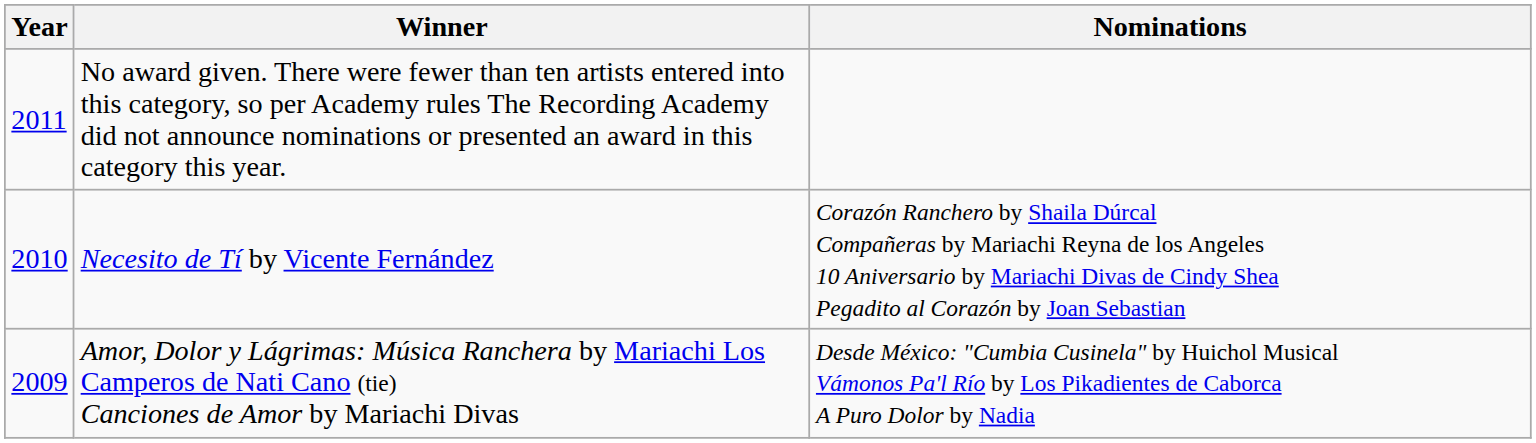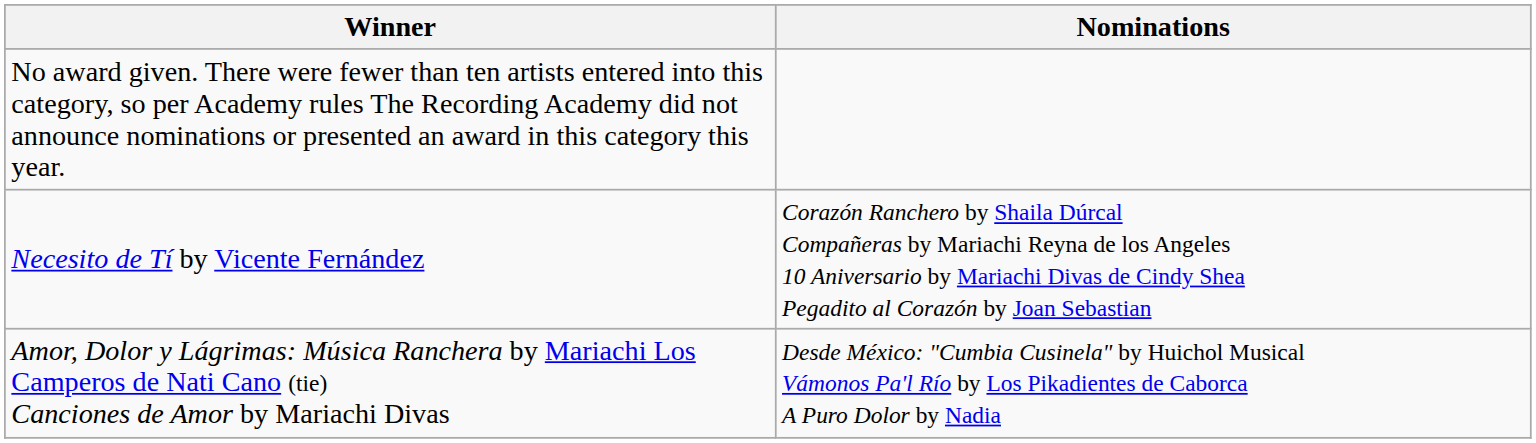- column: (40, 26)
